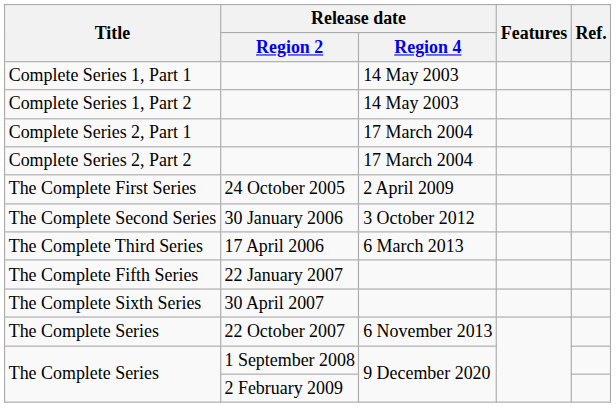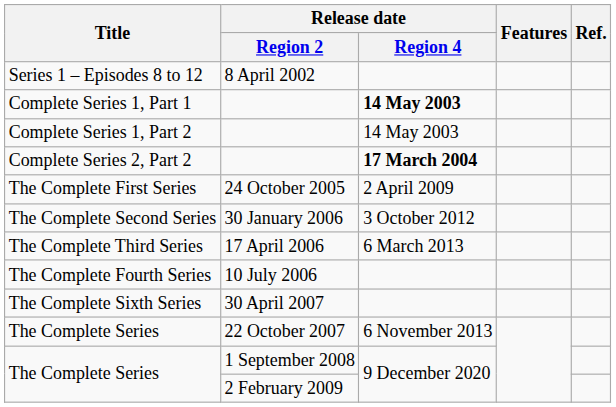+ row: (106, 75)
(411, 75) normal -> (412, 103) bold
- row: (100, 132)
(418, 160) normal -> (420, 160) bold
+ row: (110, 274)
- row: (104, 274)
